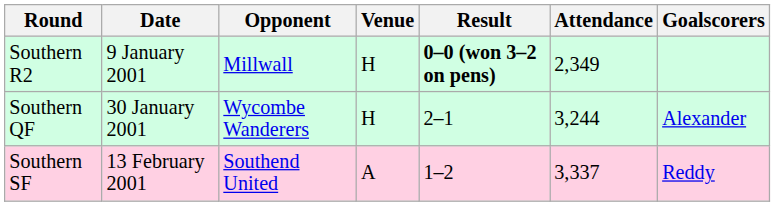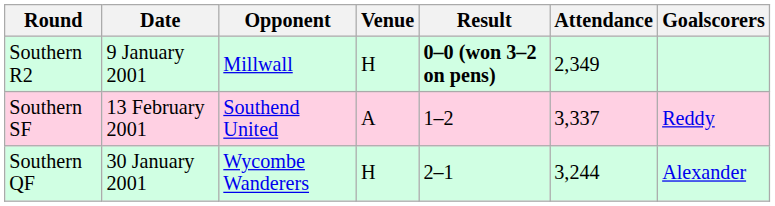rows swapped: (46, 118) <-> (46, 173)
